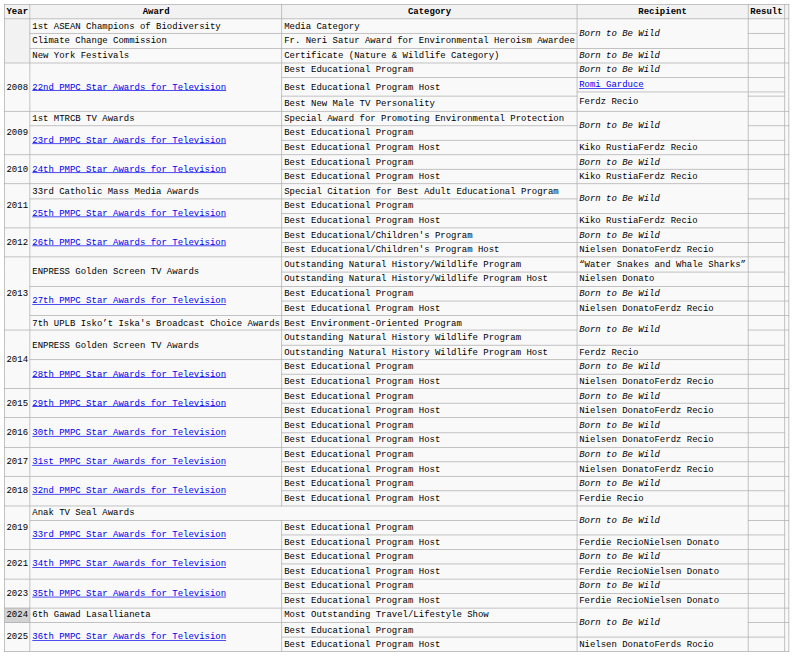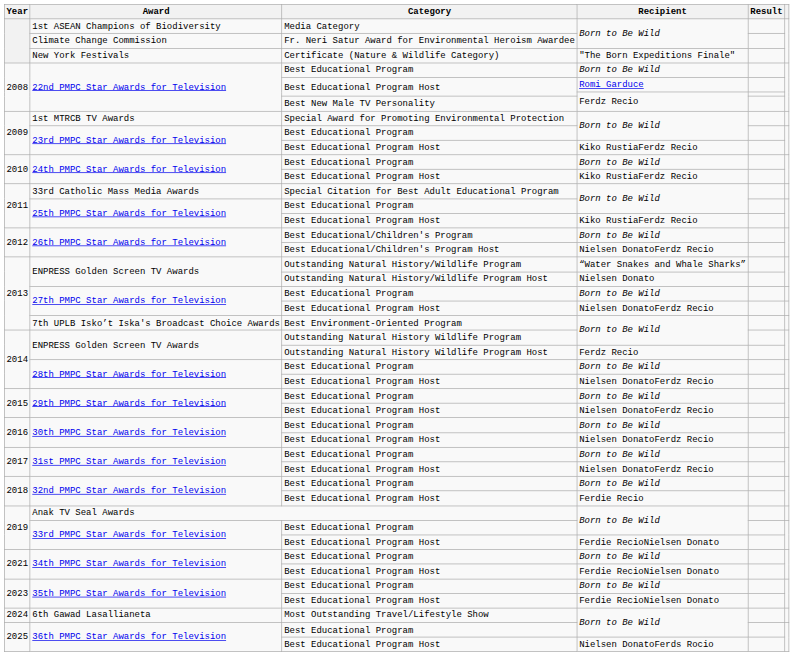(620, 56) Born to Be Wild -> (657, 56) "The Born Expeditions Finale"
(17, 615) lightgrey background -> (17, 615) no background
